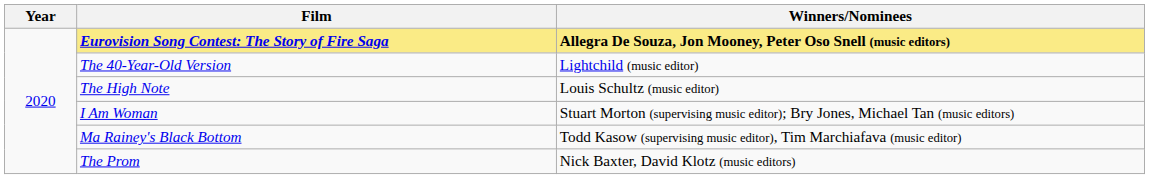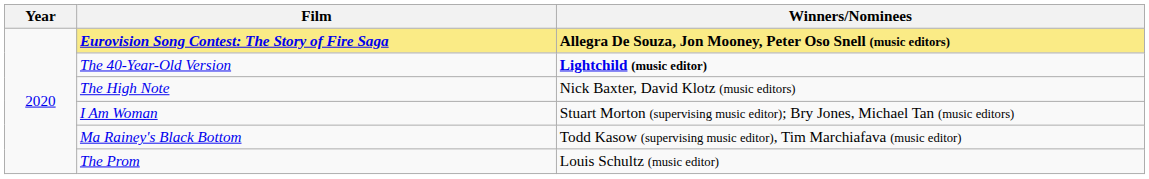(629, 64) normal -> (633, 64) bold
(639, 88) Louis Schultz (music editor) -> (678, 88) Nick Baxter, David Klotz (music editors)
(678, 161) Nick Baxter, David Klotz (music editors) -> (639, 161) Louis Schultz (music editor)
